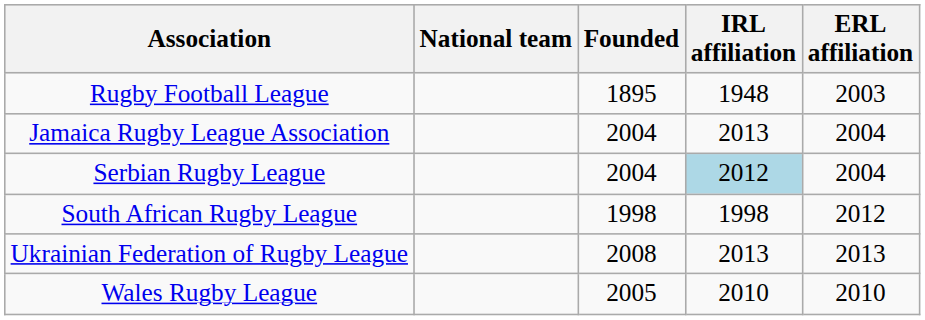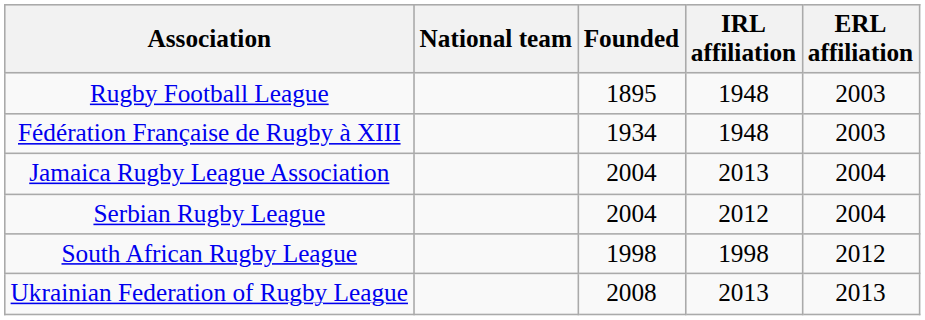+ row: (209, 133)
(743, 173) lightblue background -> (743, 213) no background
- row: (209, 293)
